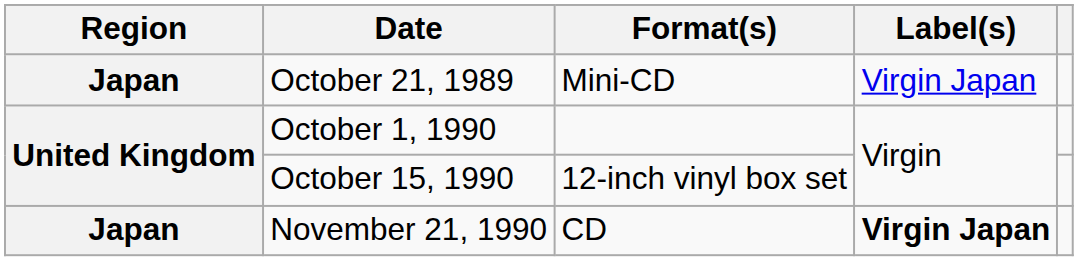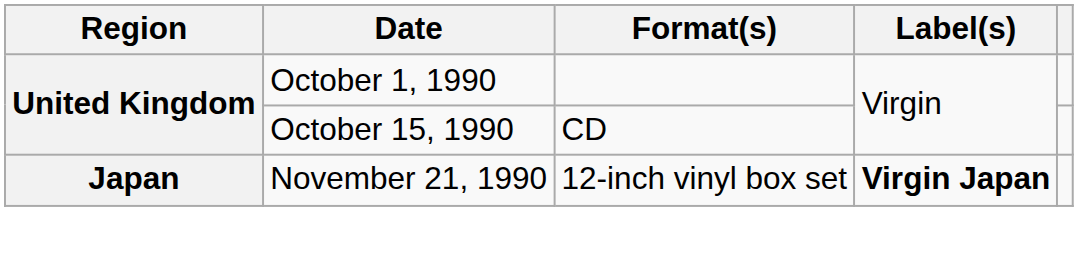- row: (392, 79)
(704, 179) 12-inch vinyl box set -> (584, 129) CD
(584, 229) CD -> (704, 179) 12-inch vinyl box set
